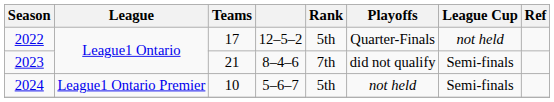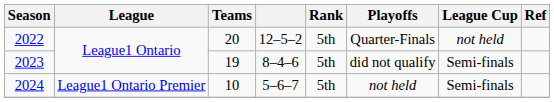(232, 39) 17 -> (232, 39) 20
(232, 62) 21 -> (232, 62) 19
(326, 62) 7th -> (326, 62) 5th
